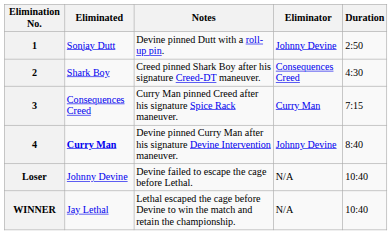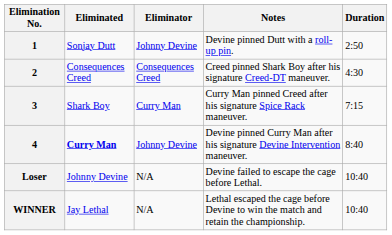columns swapped: (308, 18) <-> (204, 18)
(88, 72) Shark Boy -> (96, 72) Consequences Creed
(96, 105) Consequences Creed -> (88, 105) Shark Boy
